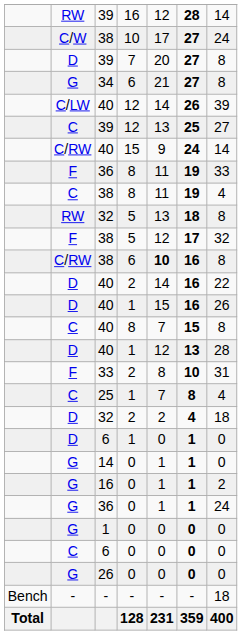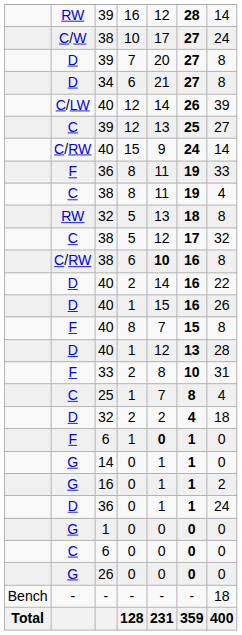(73, 82) G -> (73, 82) D
(73, 238) F -> (73, 238) C
(73, 328) C -> (73, 328) F
(73, 439) D -> (73, 439) F
(162, 439) normal -> (162, 439) bold
(73, 506) G -> (73, 506) D
